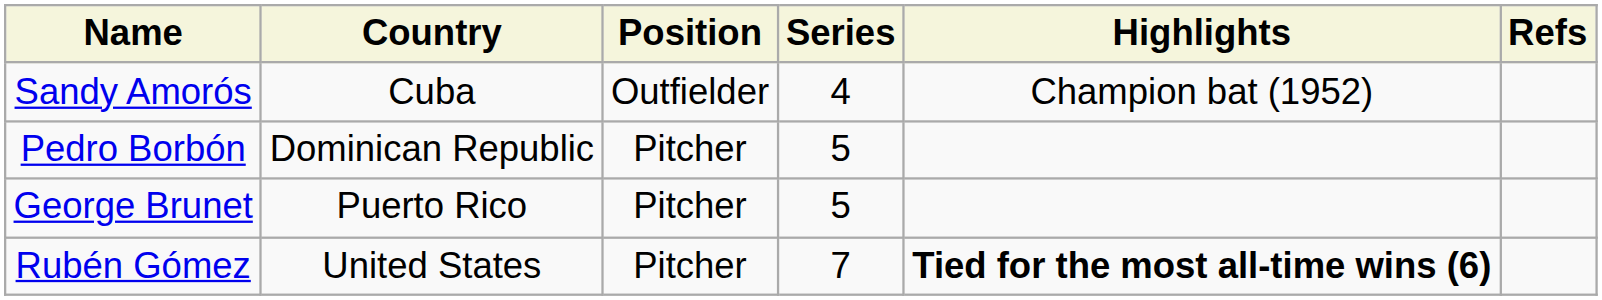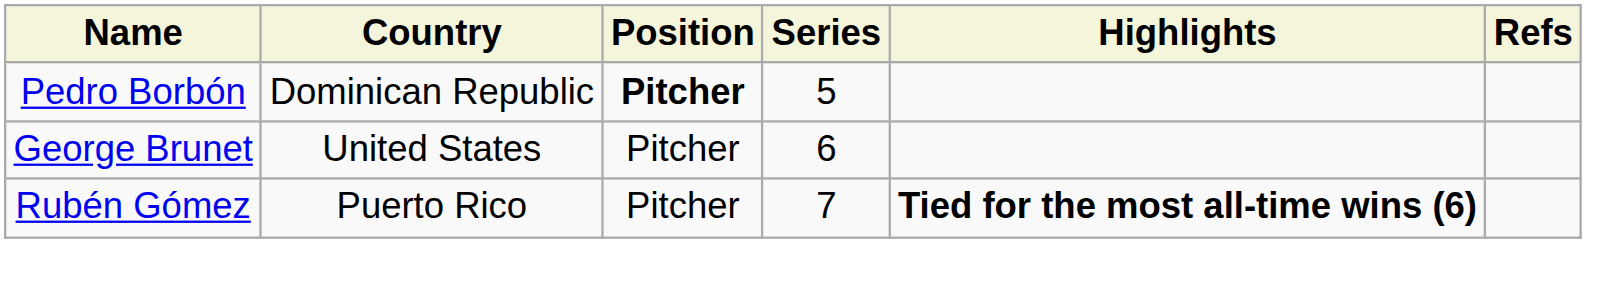- row: (133, 91)
(690, 149) normal -> (683, 91) bold
(432, 206) Puerto Rico -> (432, 149) United States
(841, 206) 5 -> (826, 149) 6
(432, 264) United States -> (432, 206) Puerto Rico
